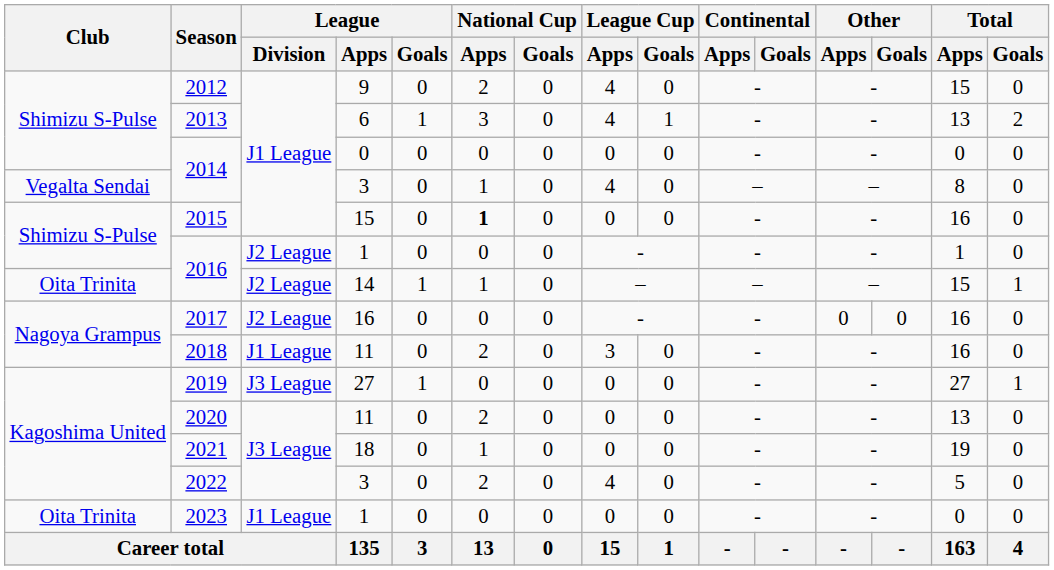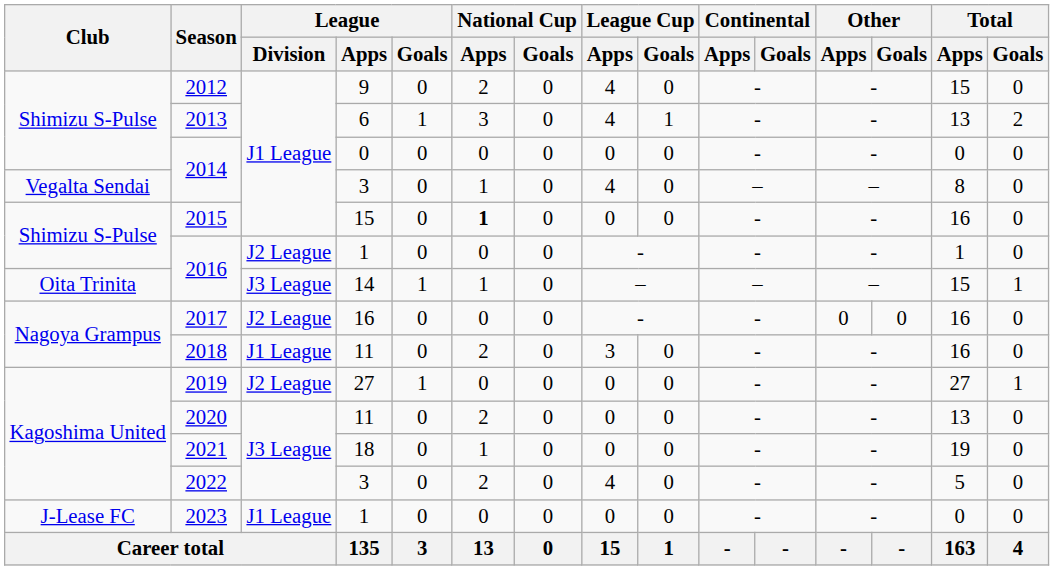(289, 284) J2 League -> (289, 284) J3 League
(289, 383) J3 League -> (289, 383) J2 League
(88, 515) Oita Trinita -> (88, 515) J-Lease FC
